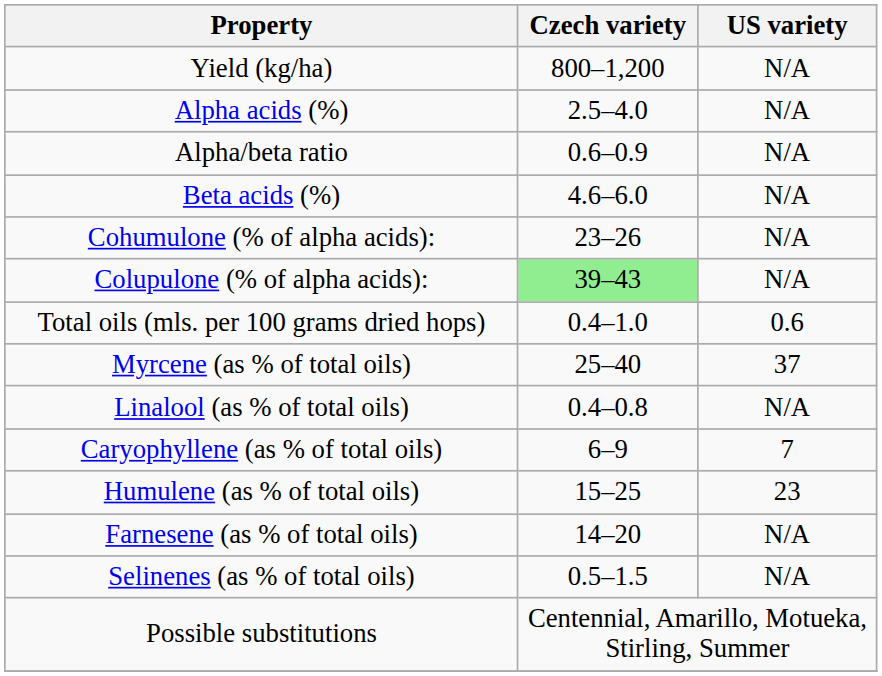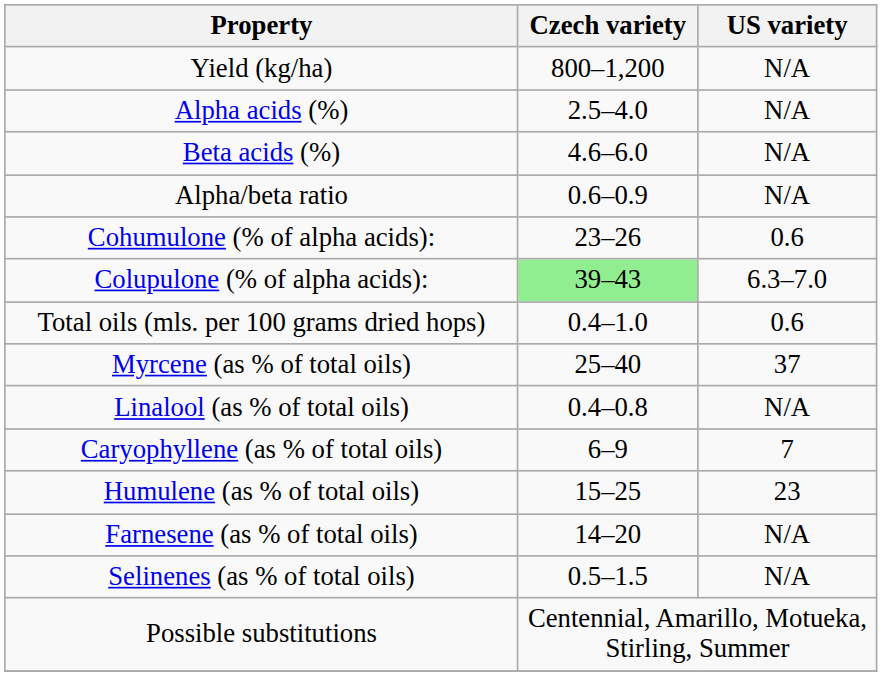rows swapped: (261, 195) <-> (261, 152)
(787, 237) N/A -> (787, 237) 0.6
(787, 279) N/A -> (787, 279) 6.3–7.0
